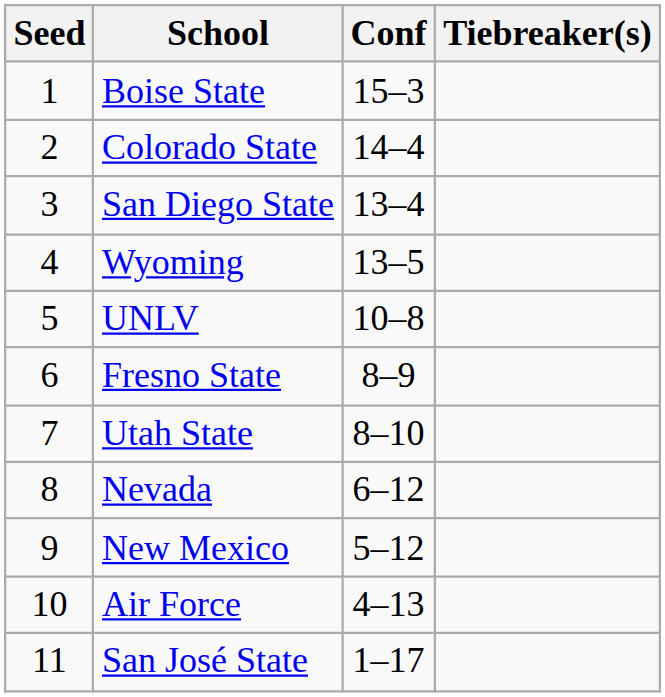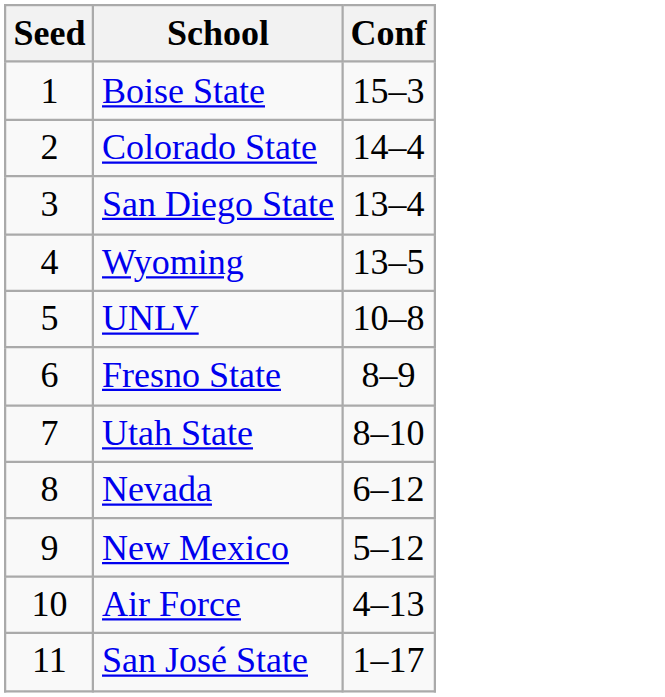- column: (547, 33)
